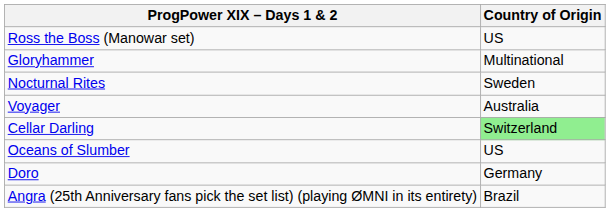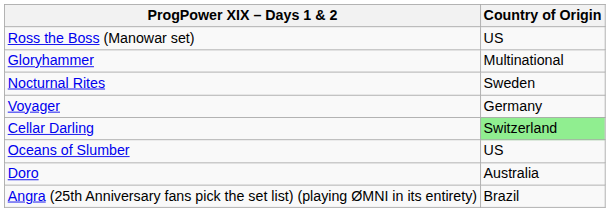(511, 106) Australia -> (513, 106) Germany
(513, 173) Germany -> (511, 173) Australia
